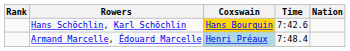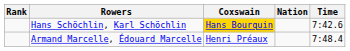columns swapped: (328, 11) <-> (292, 11)
(237, 39) lightblue background -> (237, 39) no background
